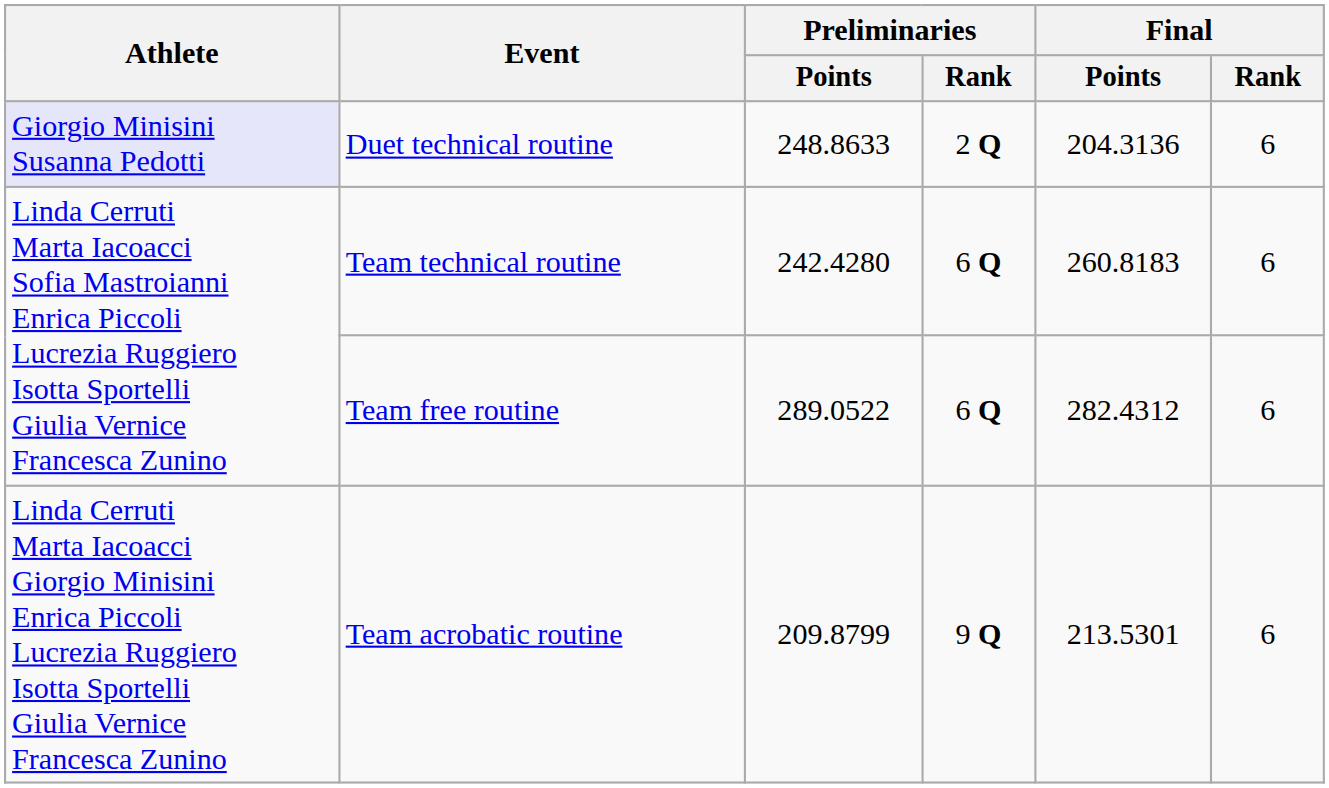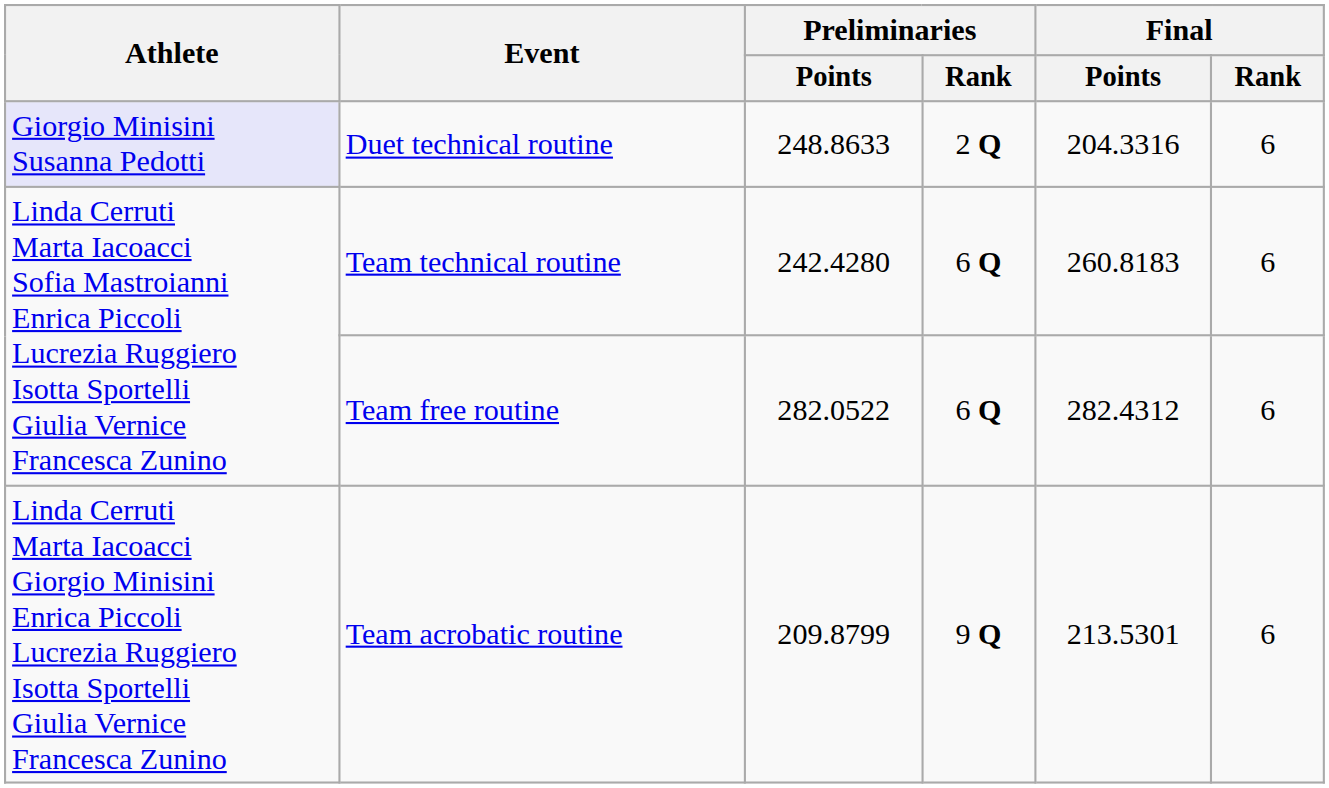(1123, 144) 204.3136 -> (1123, 144) 204.3316
(834, 410) 289.0522 -> (834, 410) 282.0522
